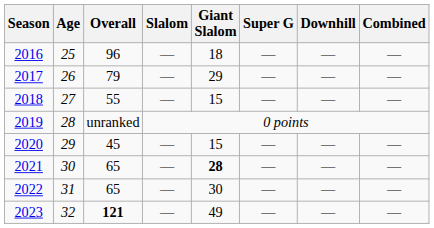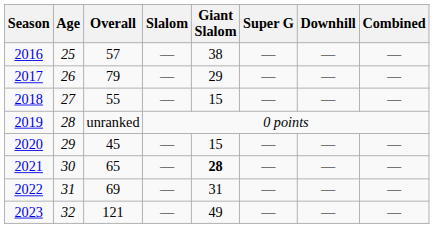(113, 54) 96 -> (113, 54) 57
(216, 54) 18 -> (216, 54) 38
(113, 189) 65 -> (113, 189) 69
(216, 189) 30 -> (216, 189) 31
(113, 212) bold -> (113, 212) normal
